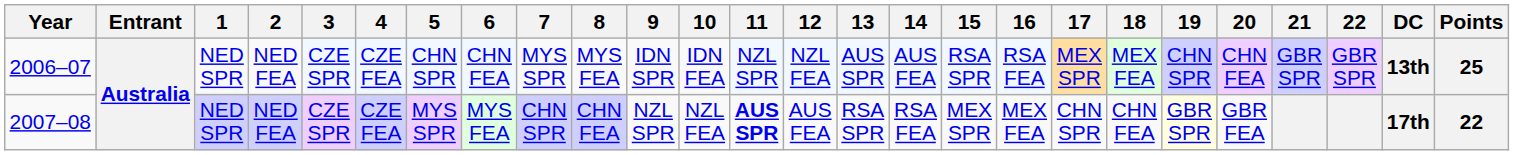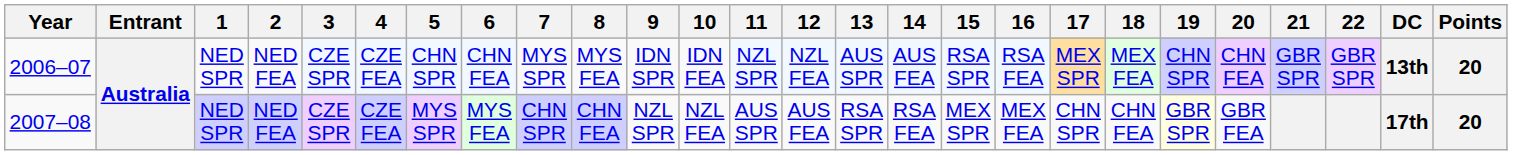(1471, 66) 25 -> (1470, 66) 20
(757, 122) bold -> (756, 122) normal
(1471, 122) 22 -> (1470, 122) 20
